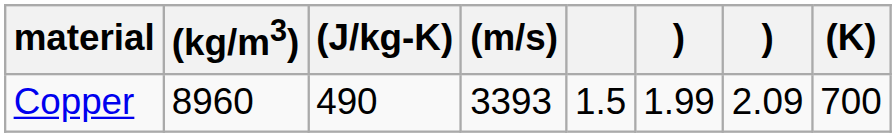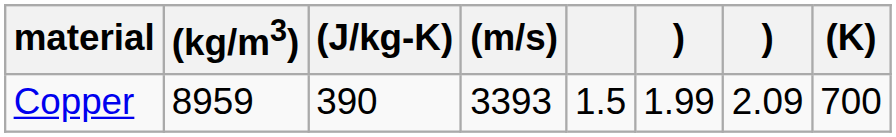(213, 101) 8960 -> (213, 101) 8959
(347, 101) 490 -> (347, 101) 390
